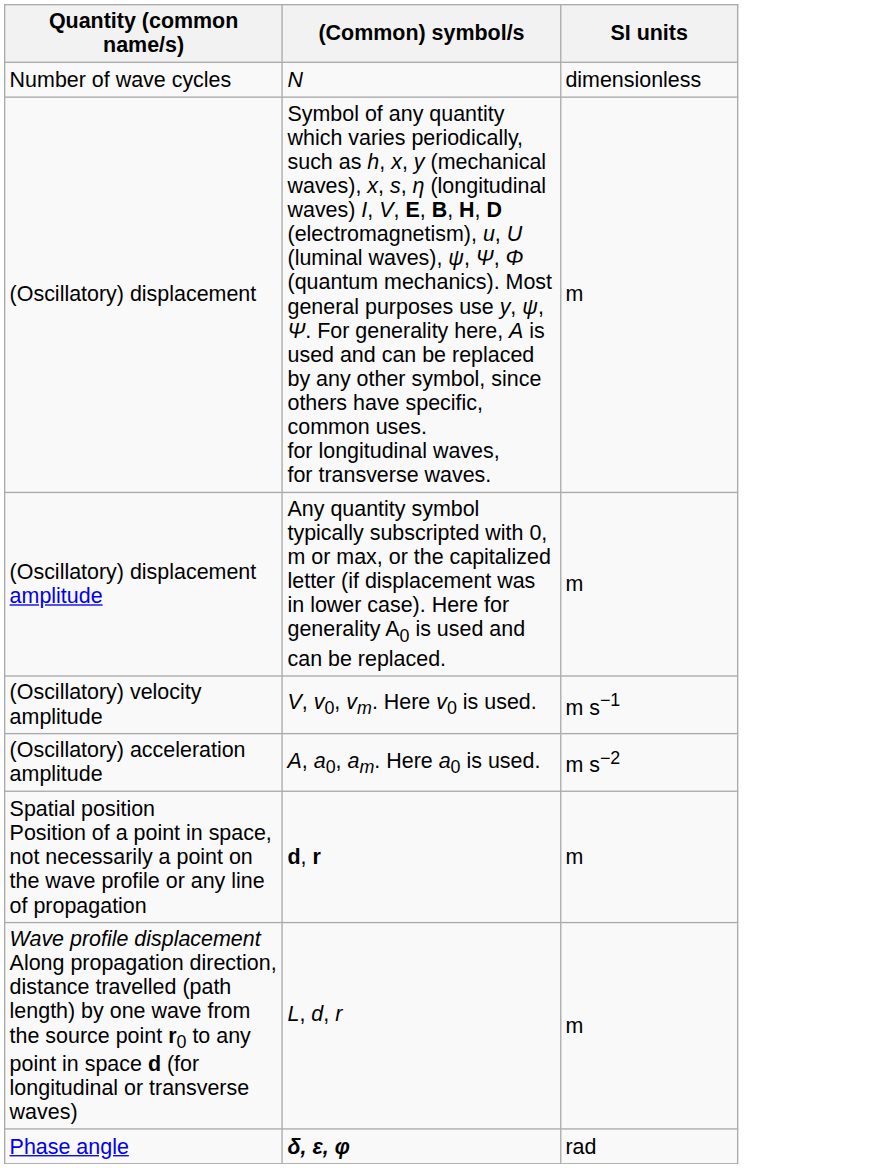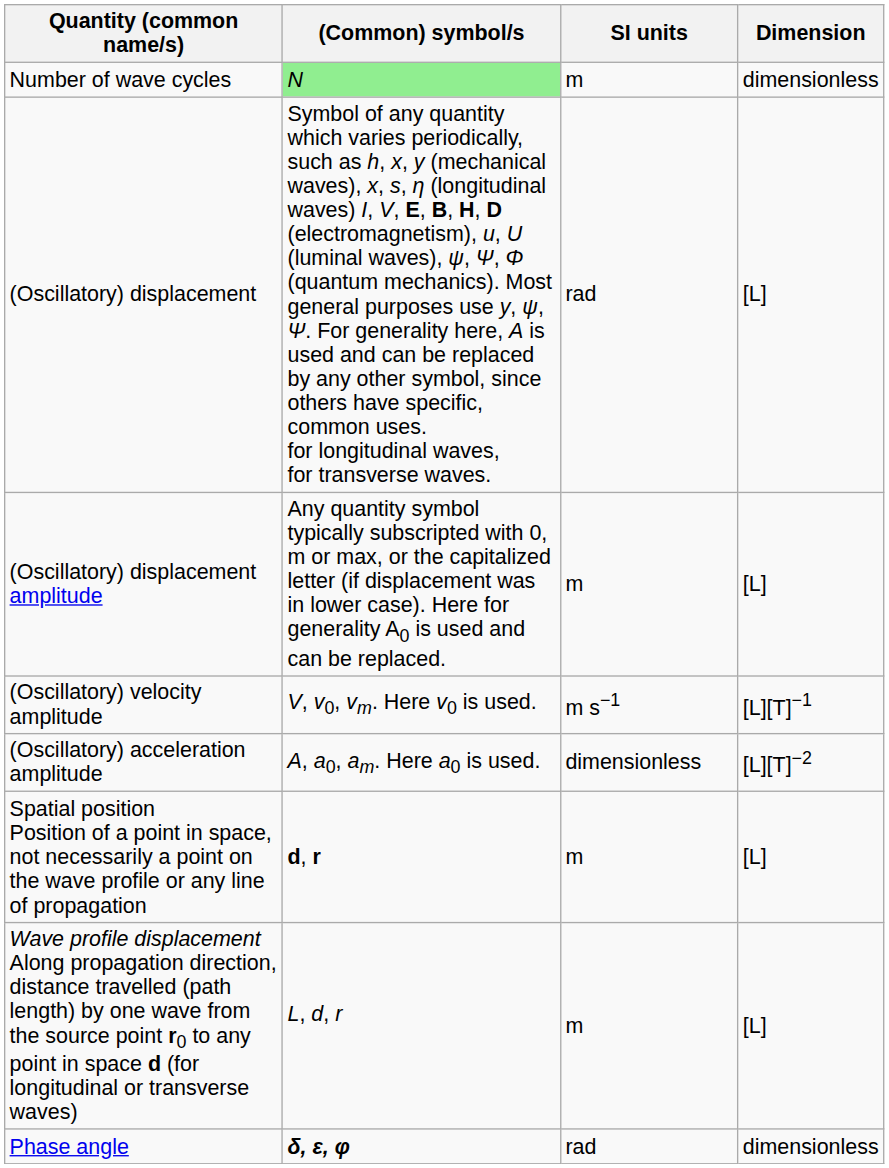+ column: (811, 33)
(295, 79) no background -> (295, 79) lightgreen background
(633, 79) dimensionless -> (574, 79) m
(574, 294) m -> (581, 294) rad
(593, 762) m s−2 -> (633, 762) dimensionless
